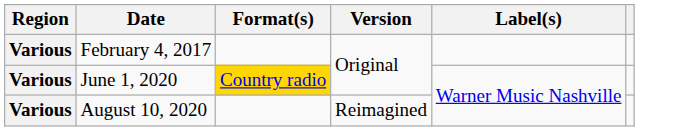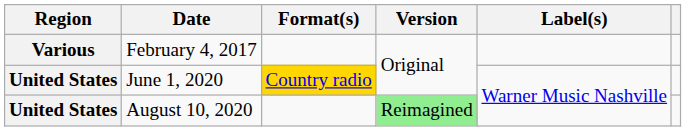(40, 79) Various -> (63, 79) United States
(40, 110) Various -> (63, 110) United States
(381, 110) no background -> (427, 110) lightgreen background
